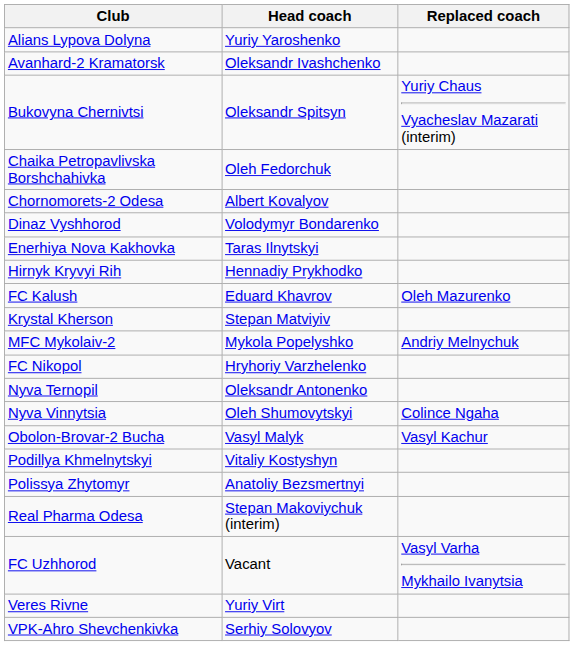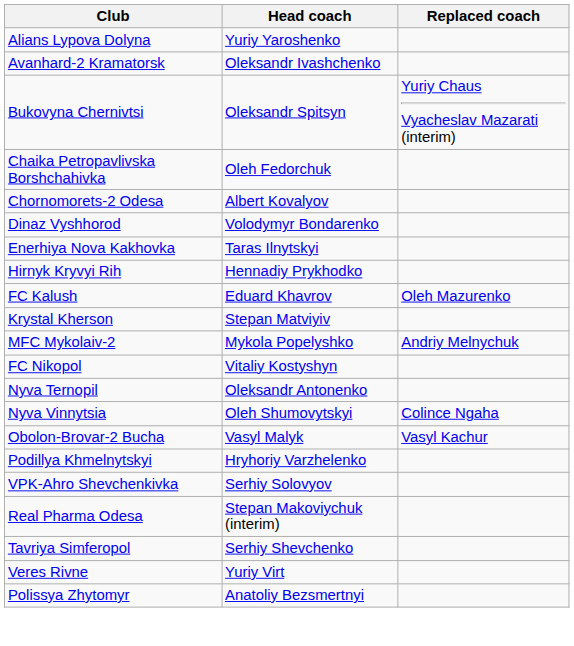(296, 366) Hryhoriy Varzhelenko -> (281, 366) Vitaliy Kostyshyn
(281, 460) Vitaliy Kostyshyn -> (296, 460) Hryhoriy Varzhelenko
rows swapped: (69, 484) <-> (93, 629)
+ row: (69, 548)
- row: (52, 565)
